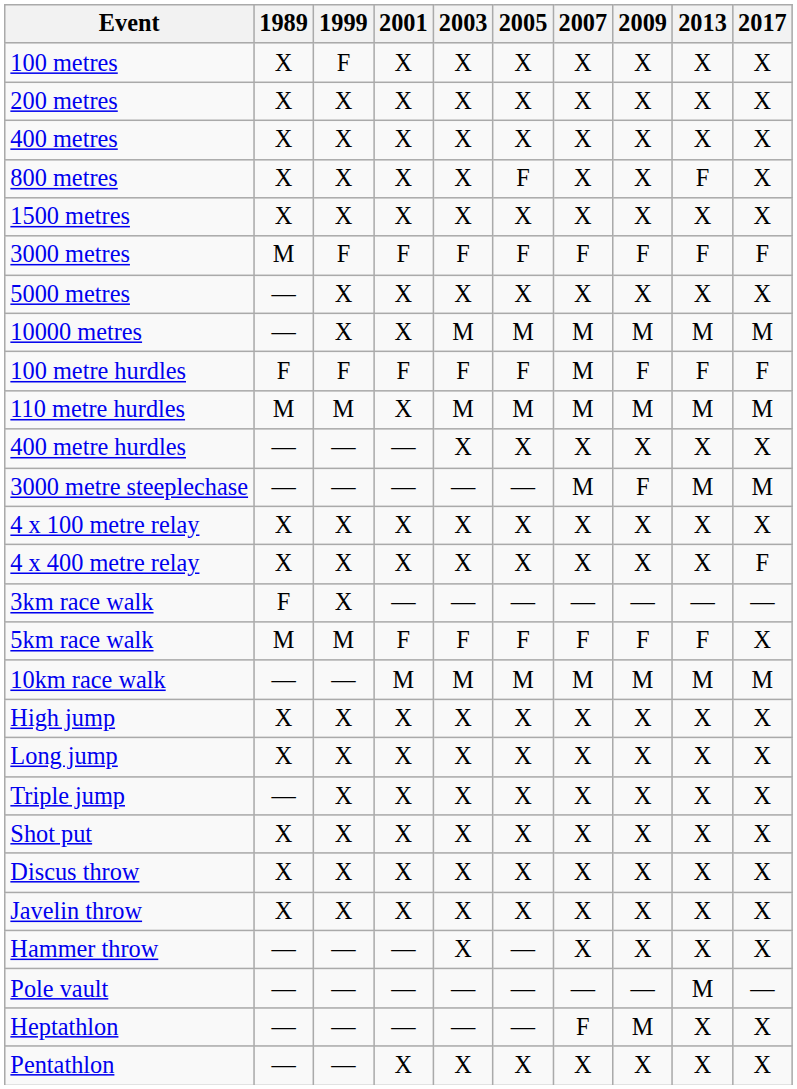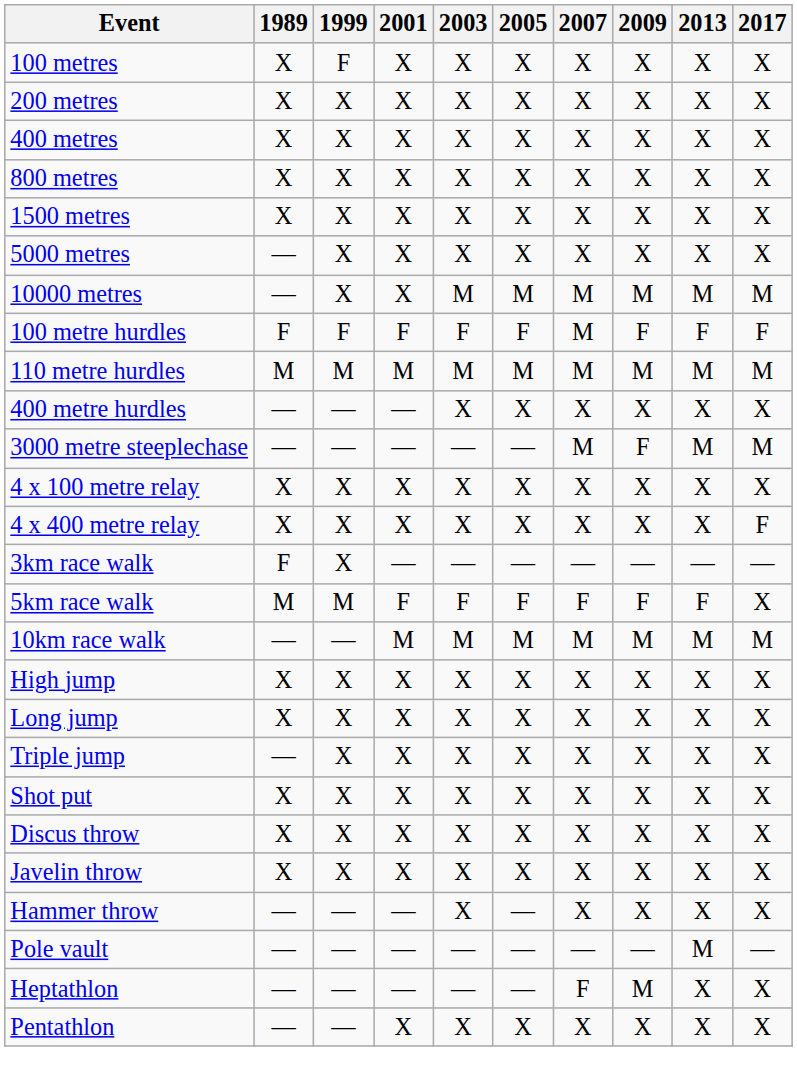(523, 178) F -> (523, 178) X
(703, 178) F -> (703, 178) X
- row: (70, 255)
(403, 409) X -> (403, 370) M
